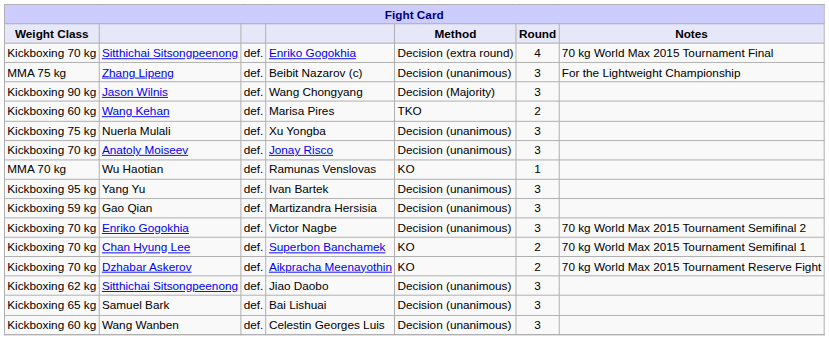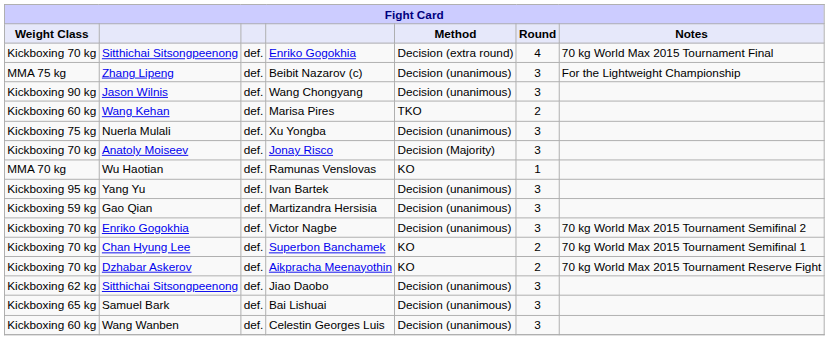(446, 92) Decision (Majority) -> (454, 92) Decision (unanimous)
(454, 150) Decision (unanimous) -> (446, 150) Decision (Majority)
